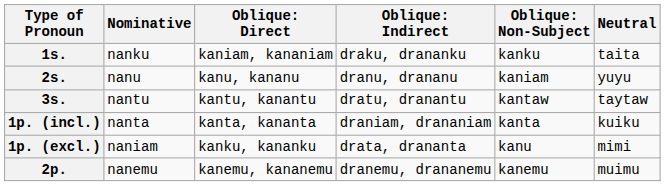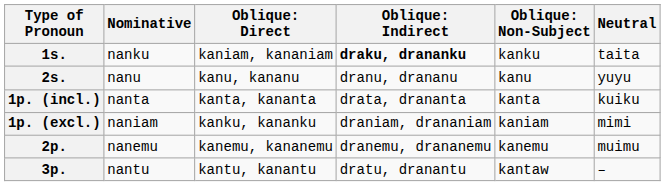(403, 55) normal -> (403, 55) bold
(523, 78) kaniam -> (515, 78) kanu
- row: (54, 101)
(416, 124) draniam, drananiam -> (403, 101) drata, drananta
(403, 147) drata, drananta -> (416, 124) draniam, drananiam
(515, 147) kanu -> (523, 124) kaniam
+ row: (54, 169)
